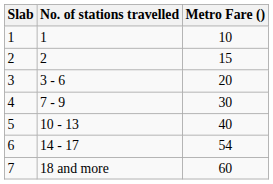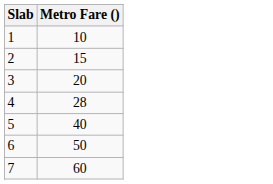- column: (110, 15)
(225, 102) 30 -> (80, 102) 28
(225, 146) 54 -> (80, 146) 50
